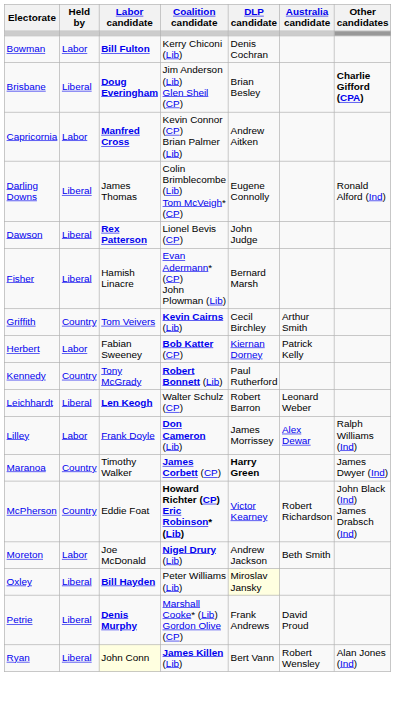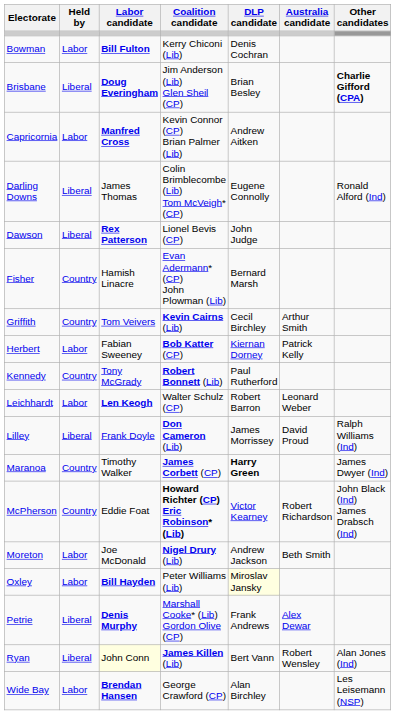(77, 278) Liberal -> (79, 278) Country
(77, 403) Liberal -> (75, 403) Labor
(75, 435) Labor -> (77, 435) Liberal
(296, 435) Alex Dewar -> (295, 435) David Proud
(77, 582) Liberal -> (75, 582) Labor
(295, 620) David Proud -> (296, 620) Alex Dewar
+ row: (28, 690)
